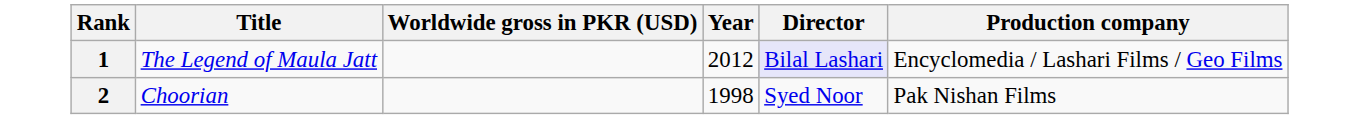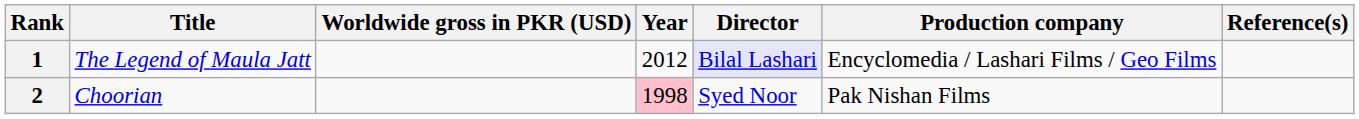+ column: (1288, 22)
(731, 95) no background -> (665, 95) pink background
